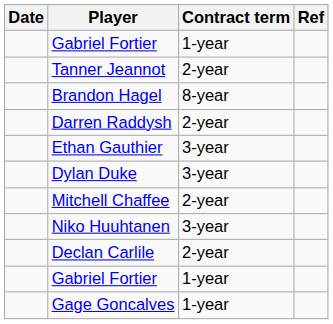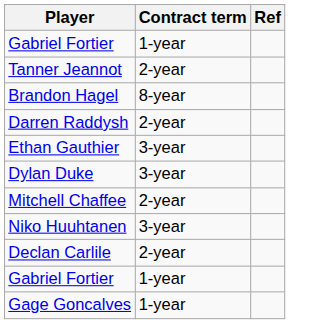- column: (26, 17)
